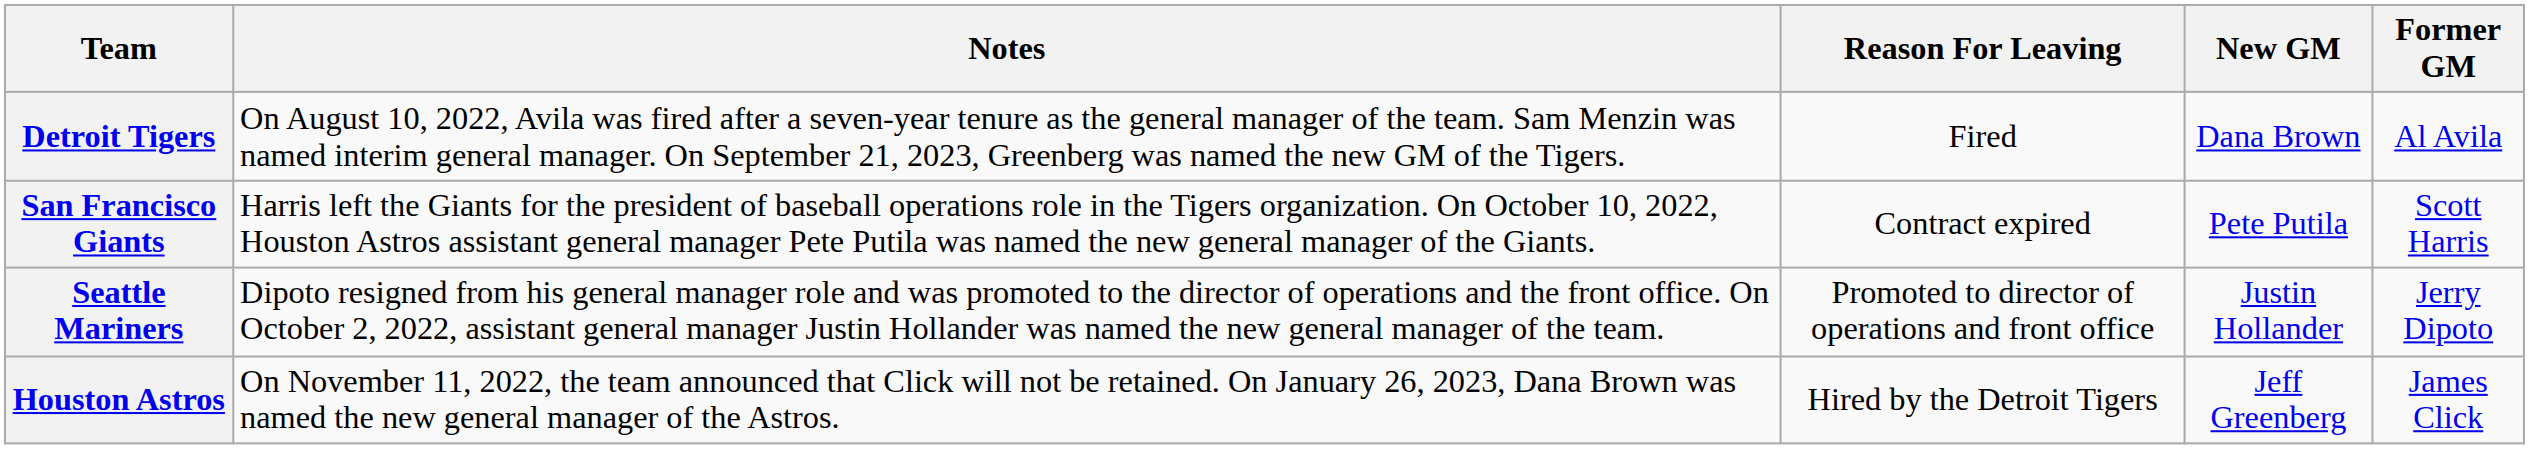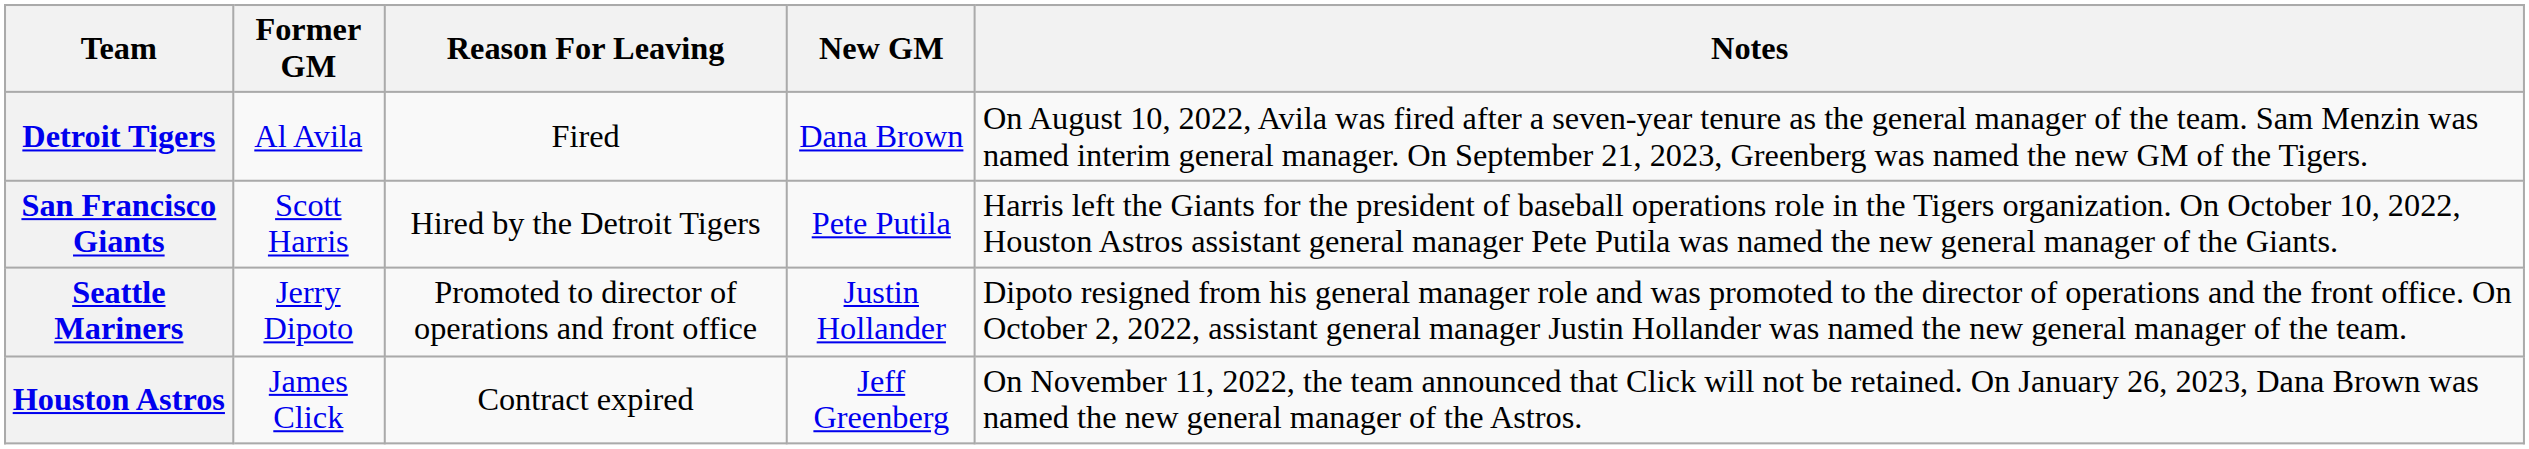columns swapped: (2448, 48) <-> (1007, 48)
(1983, 223) Contract expired -> (586, 223) Hired by the Detroit Tigers
(1983, 398) Hired by the Detroit Tigers -> (586, 398) Contract expired
